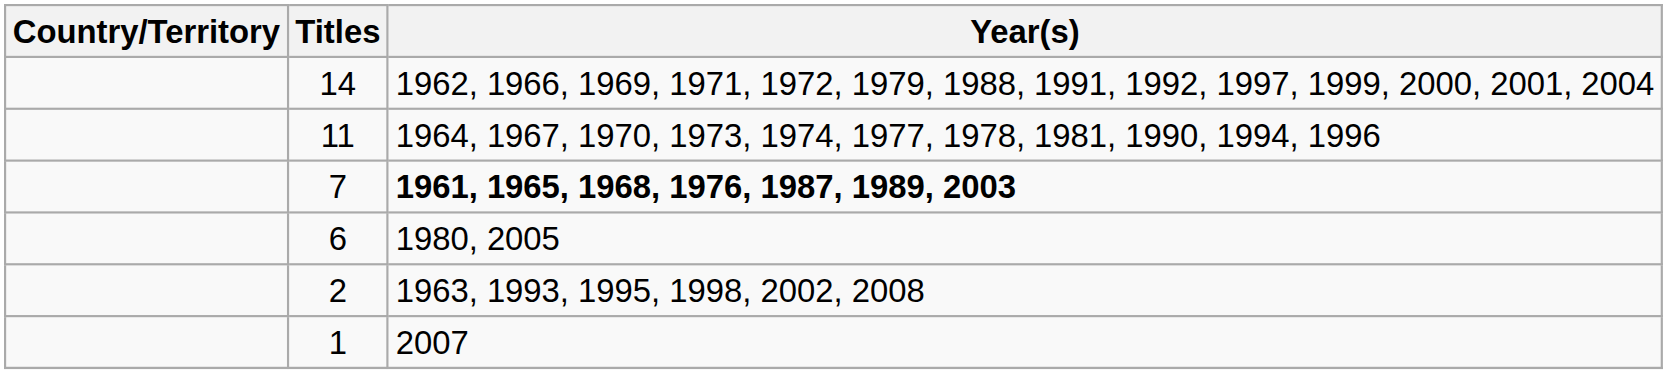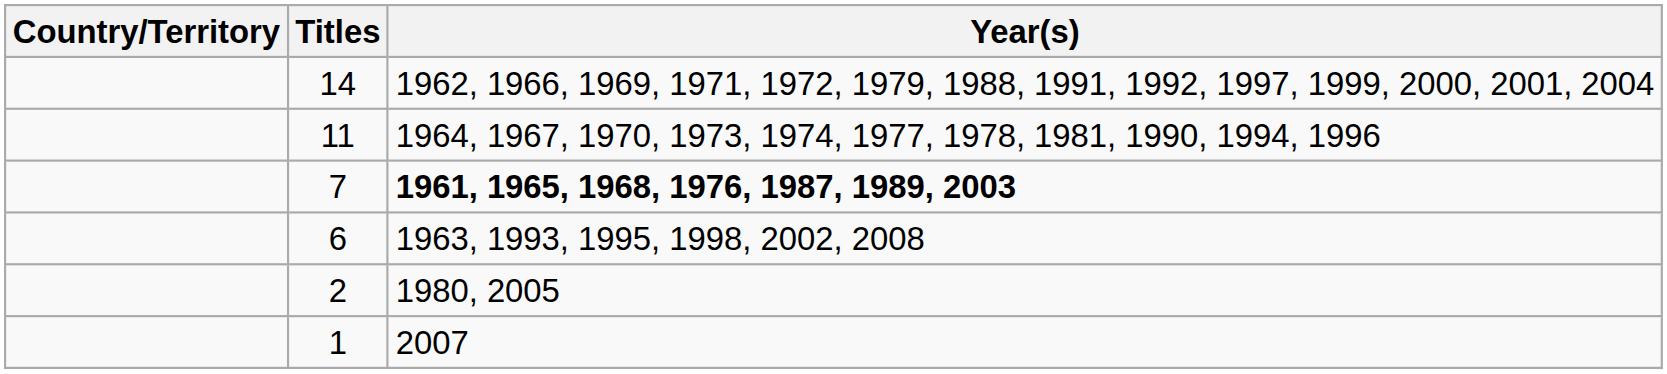(478, 239) 1980, 2005 -> (660, 239) 1963, 1993, 1995, 1998, 2002, 2008
(660, 291) 1963, 1993, 1995, 1998, 2002, 2008 -> (478, 291) 1980, 2005
